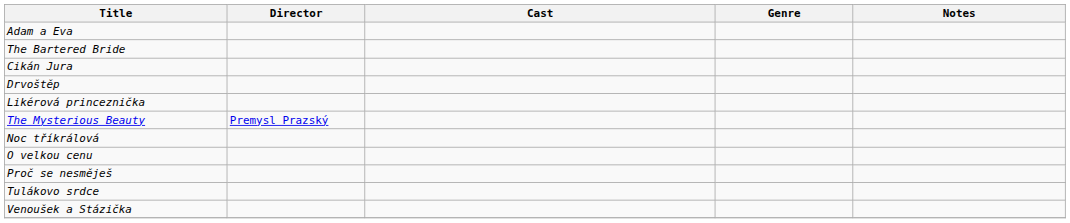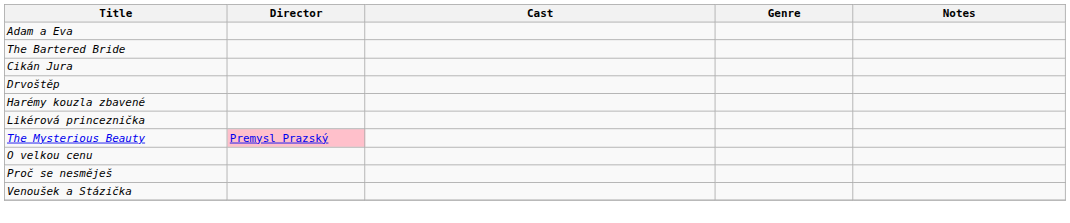+ row: (76, 102)
(279, 120) no background -> (279, 138) pink background
- row: (53, 138)
- row: (53, 191)
